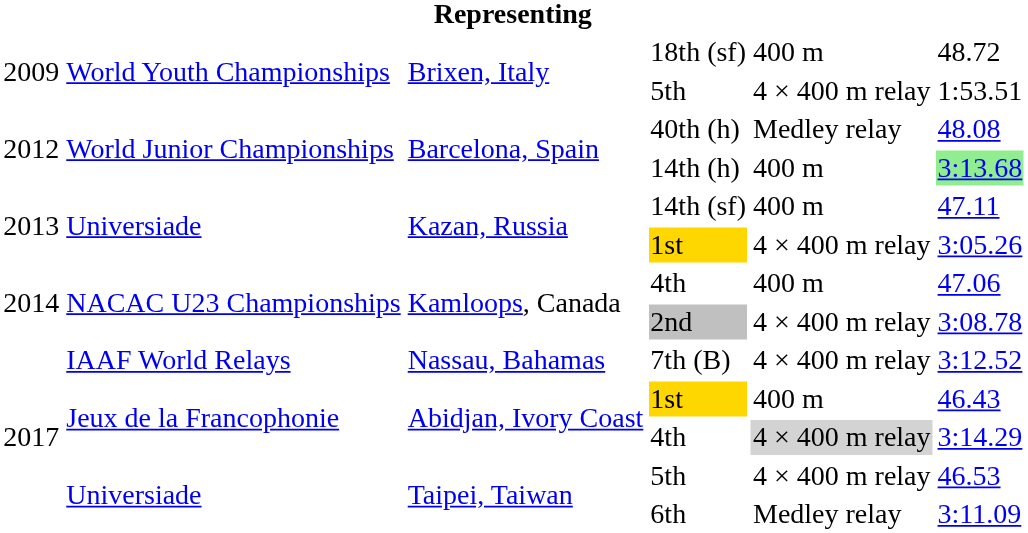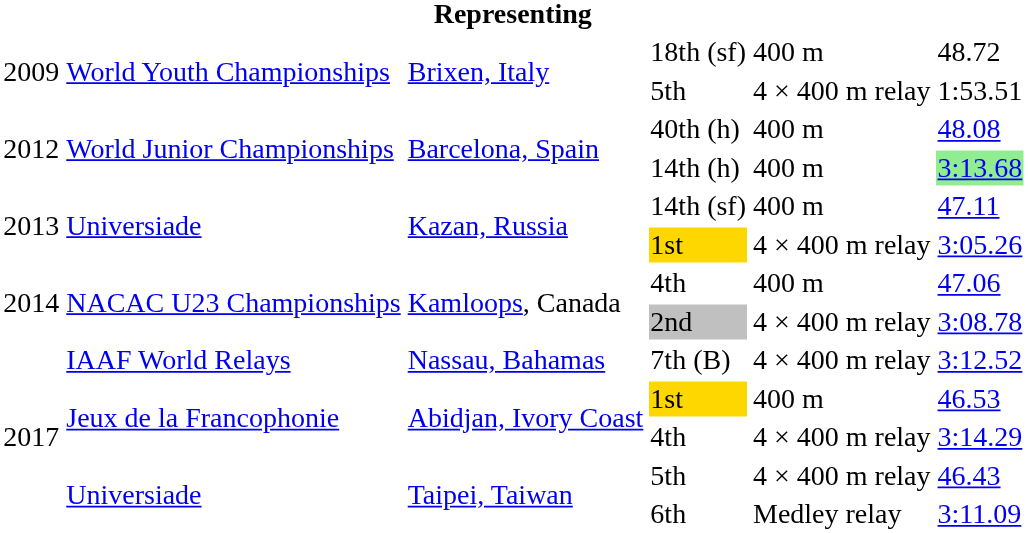(827, 129) Medley relay -> (788, 129) 400 m
(969, 398) 46.43 -> (969, 398) 46.53
(842, 437) lightgrey background -> (842, 437) no background
(969, 475) 46.53 -> (969, 475) 46.43
